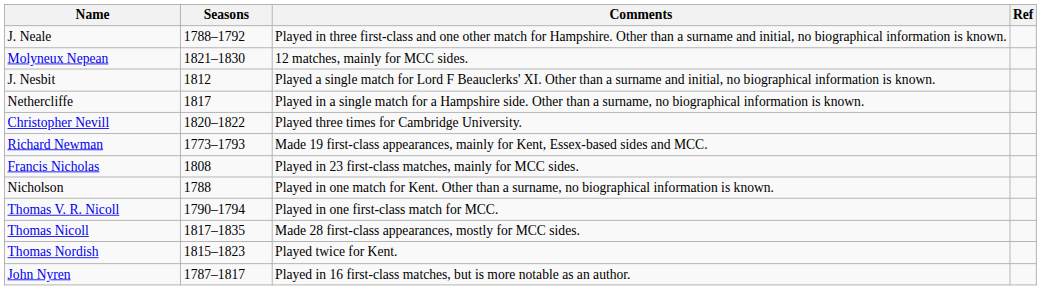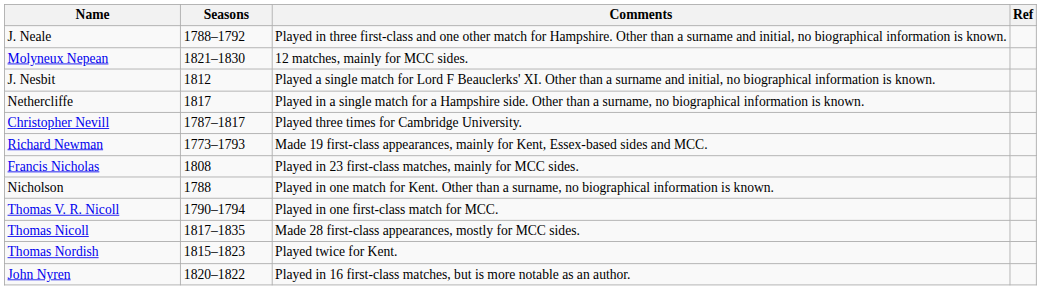(214, 123) 1820–1822 -> (214, 123) 1787–1817
(214, 274) 1787–1817 -> (214, 274) 1820–1822
